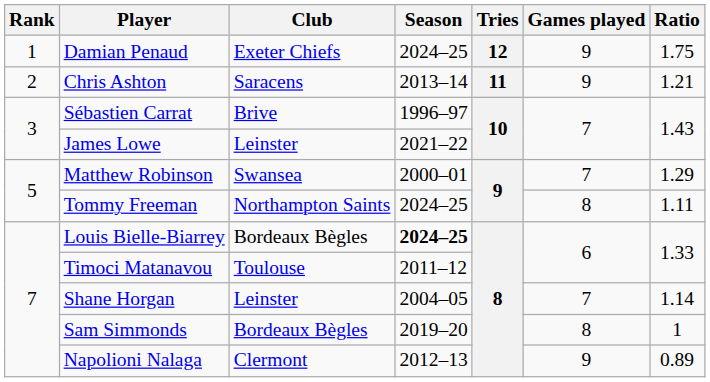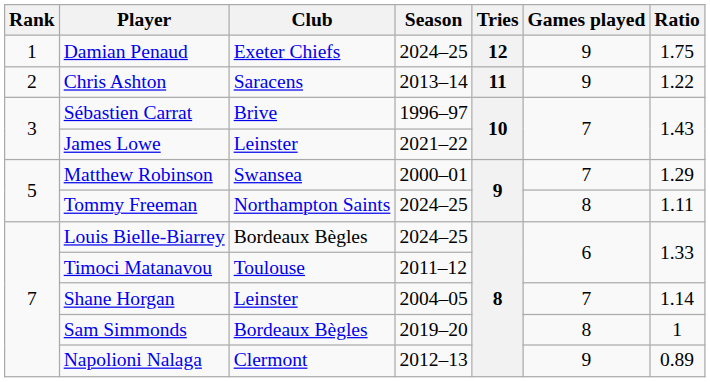(677, 81) 1.21 -> (677, 81) 1.22
(434, 236) bold -> (434, 236) normal
